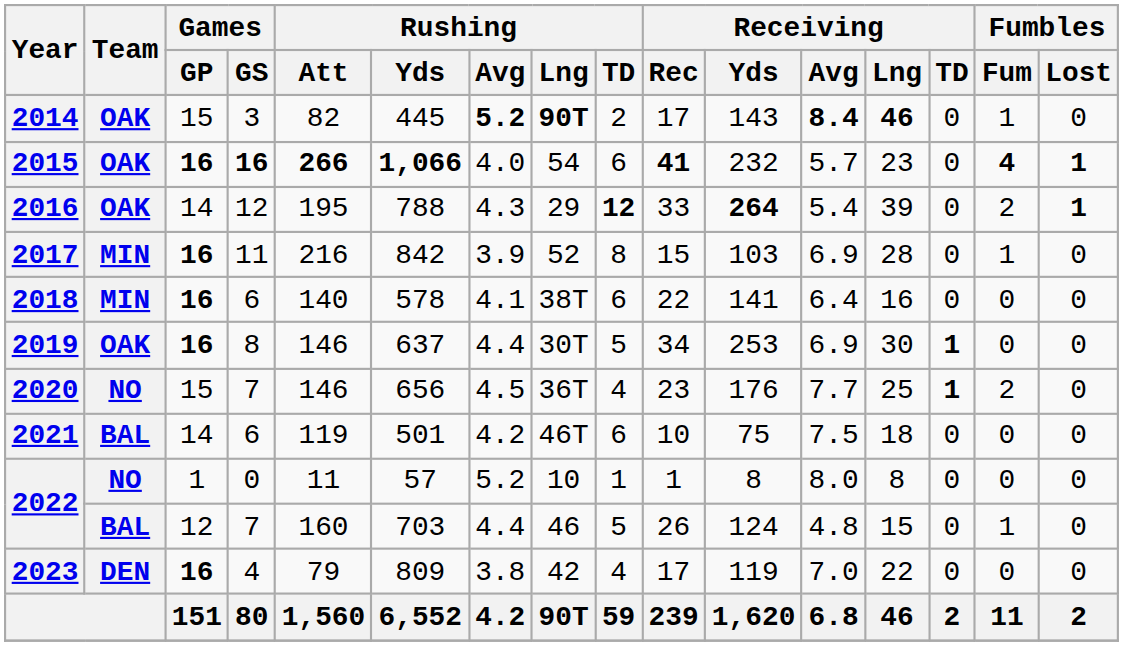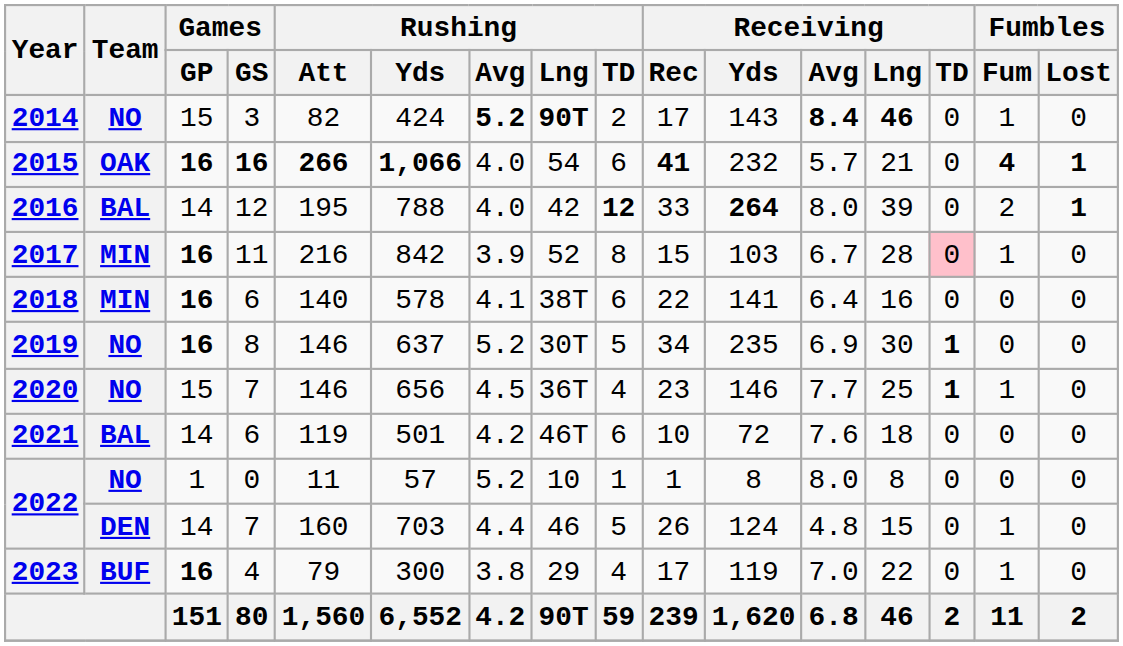(125, 118) OAK -> (125, 118) NO
(420, 118) 445 -> (420, 118) 424
(897, 164) 23 -> (897, 164) 21
(125, 209) OAK -> (125, 209) BAL
(500, 209) 4.3 -> (500, 209) 4.0
(564, 209) 29 -> (564, 209) 42
(834, 209) 5.4 -> (834, 209) 8.0
(834, 254) 6.9 -> (834, 254) 6.7
(952, 254) no background -> (952, 254) pink background
(125, 345) OAK -> (125, 345) NO
(500, 345) 4.4 -> (500, 345) 5.2
(754, 345) 253 -> (754, 345) 235
(754, 390) 176 -> (754, 390) 146
(1007, 390) 2 -> (1007, 390) 1
(754, 436) 75 -> (754, 436) 72
(834, 436) 7.5 -> (834, 436) 7.6
(125, 526) BAL -> (125, 526) DEN
(197, 526) 12 -> (197, 526) 14
(125, 572) DEN -> (125, 572) BUF
(420, 572) 809 -> (420, 572) 300
(564, 572) 42 -> (564, 572) 29
(1007, 572) 0 -> (1007, 572) 1
